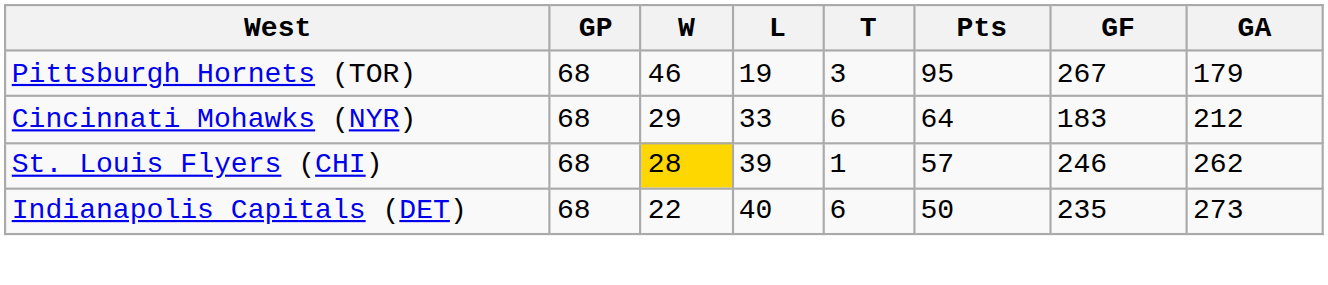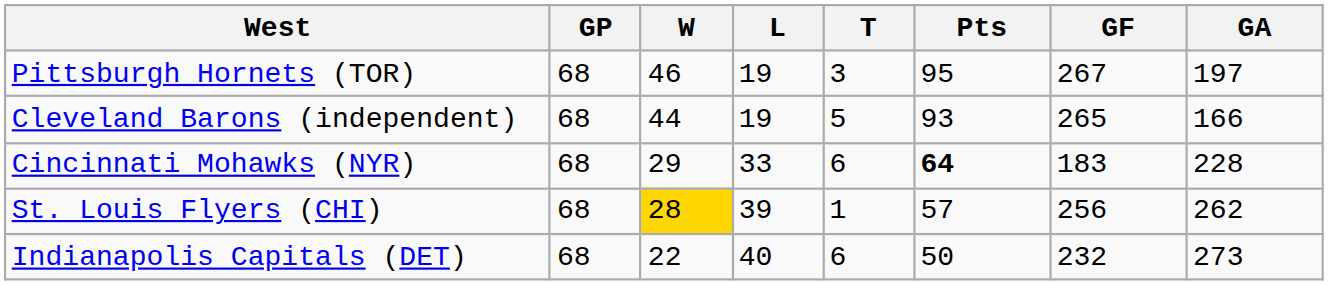(1218, 74) 179 -> (1218, 74) 197
+ row: (265, 119)
(937, 119) normal -> (937, 165) bold
(1218, 119) 212 -> (1218, 165) 228
(1082, 165) 246 -> (1082, 211) 256
(1082, 211) 235 -> (1082, 257) 232
